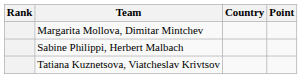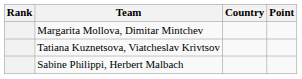rows swapped: (129, 64) <-> (110, 47)
